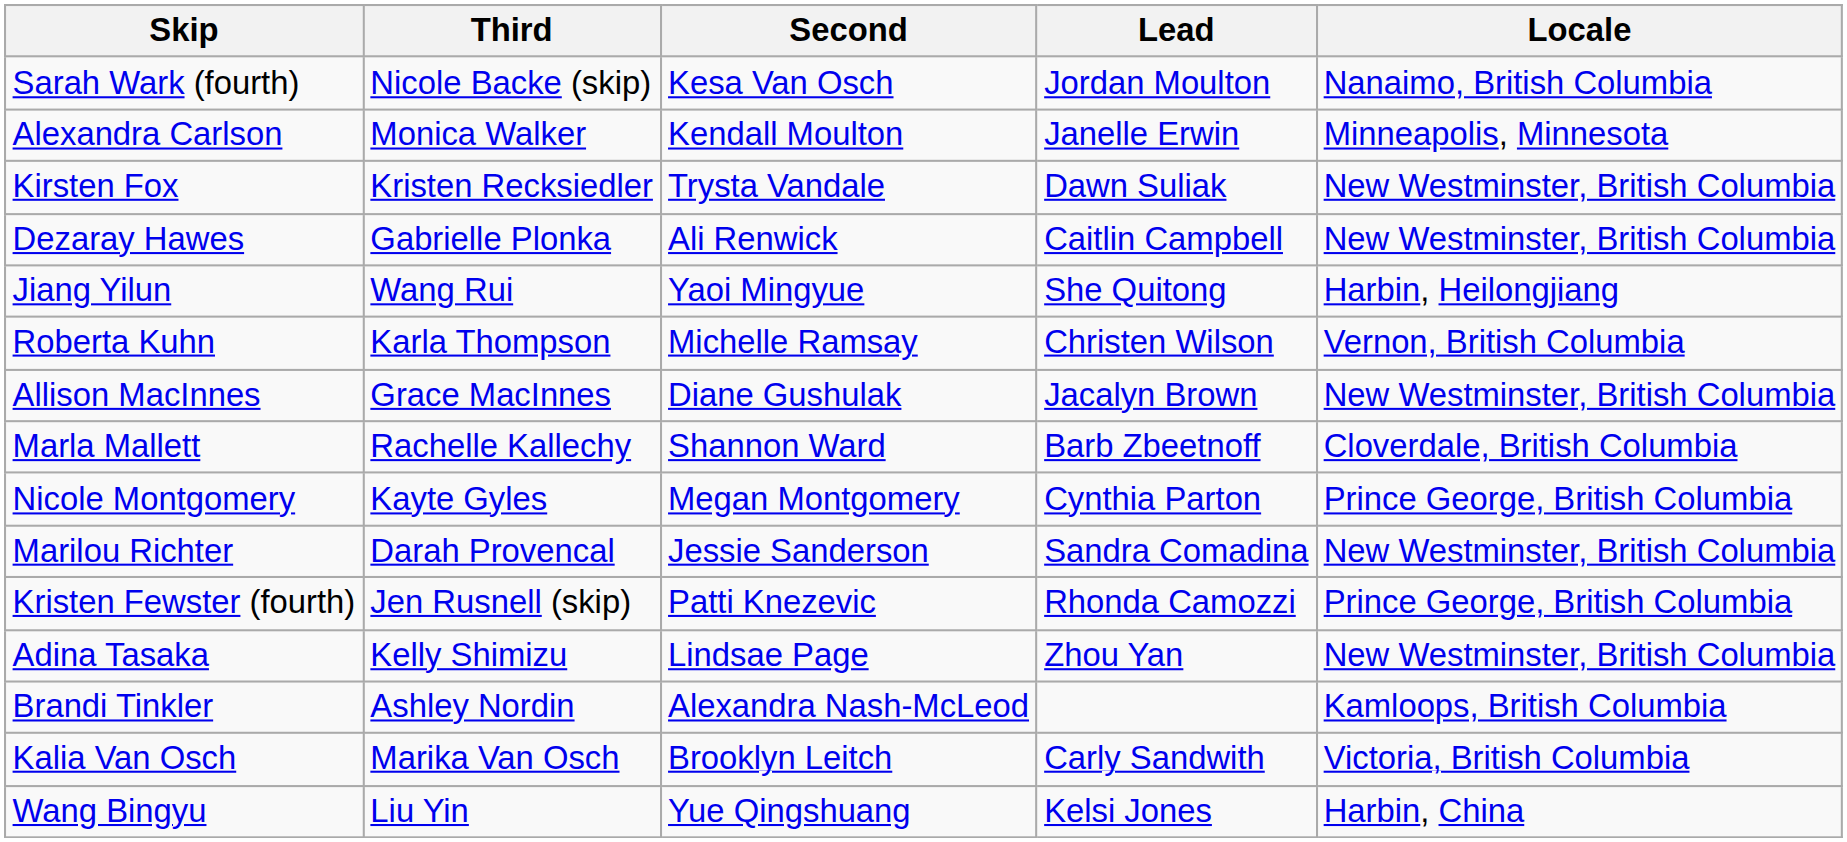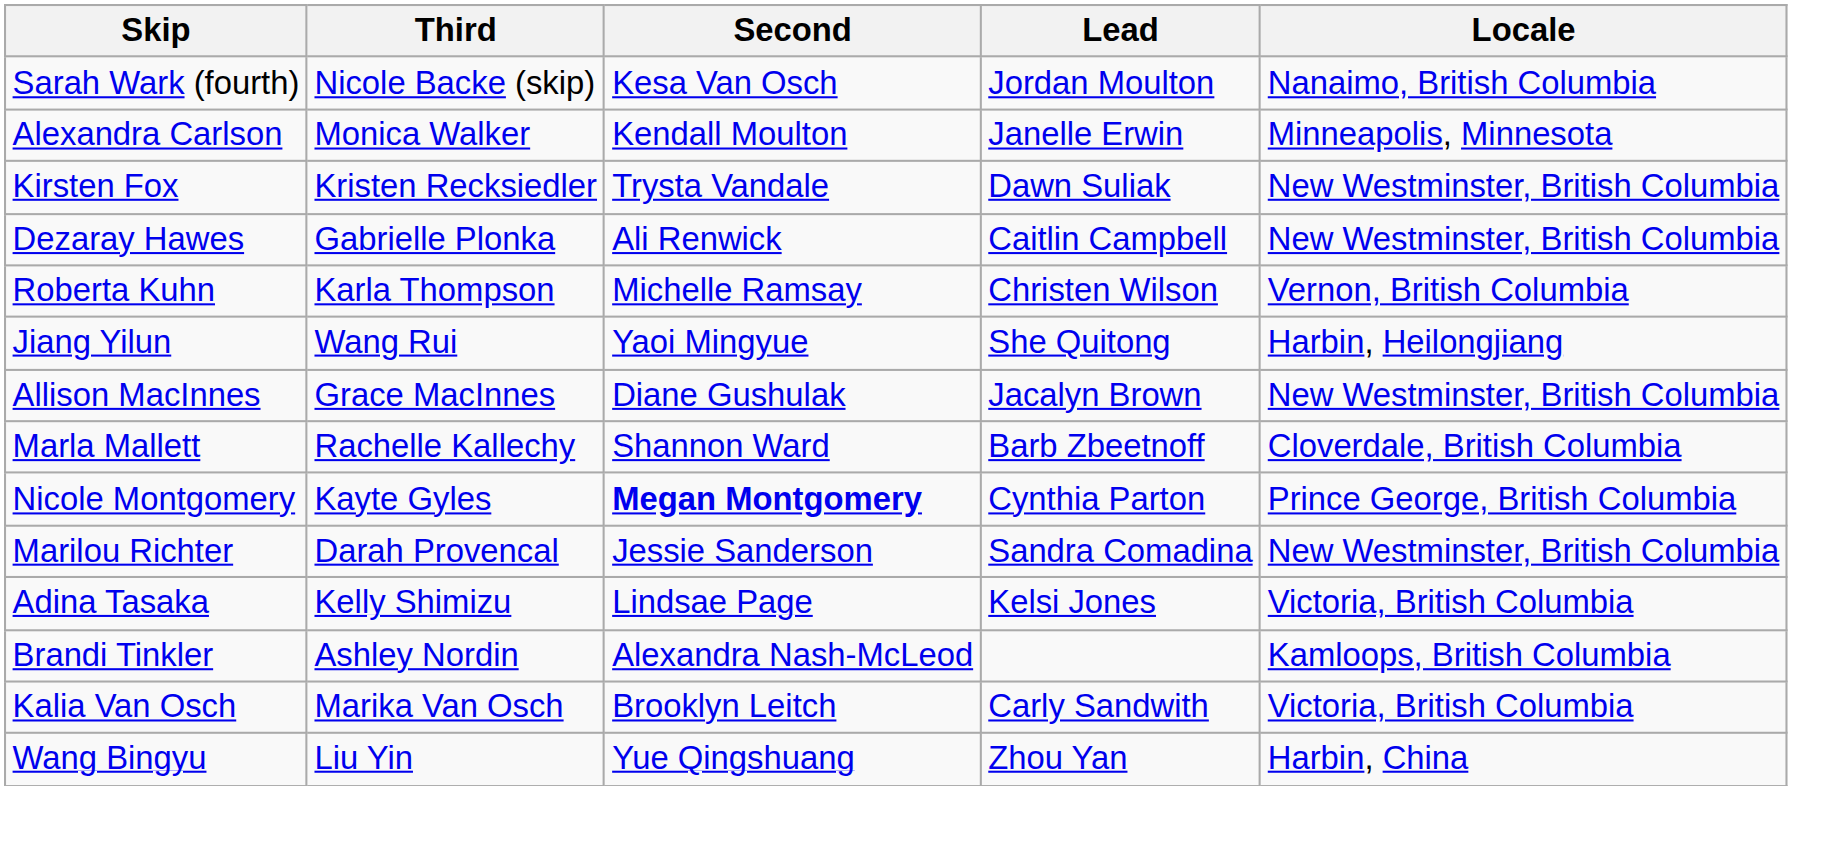rows swapped: (92, 290) <-> (114, 342)
(814, 498) normal -> (767, 498) bold
- row: (184, 602)
(1114, 654) Zhou Yan -> (1072, 602) Kelsi Jones
(1579, 654) New Westminster, British Columbia -> (1451, 602) Victoria, British Columbia
(1128, 810) Kelsi Jones -> (1058, 758) Zhou Yan
